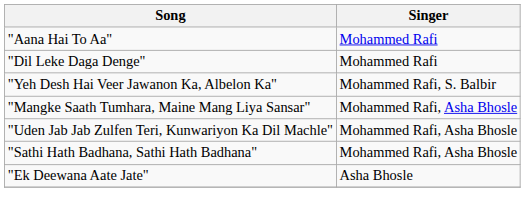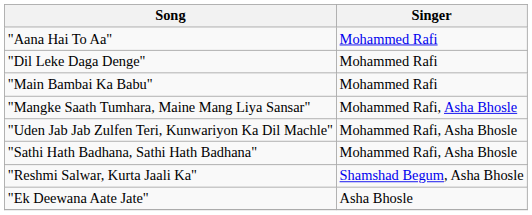+ row: (80, 84)
- row: (142, 84)
+ row: (102, 175)
